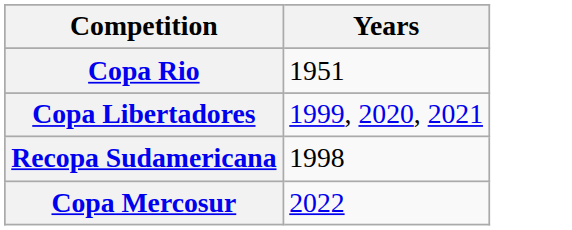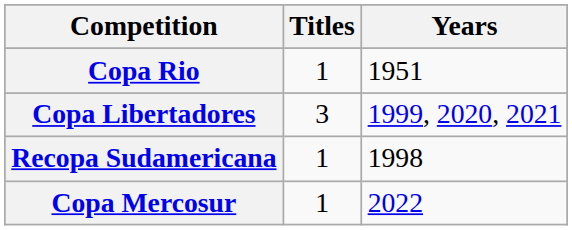+ column: (322, 26)
